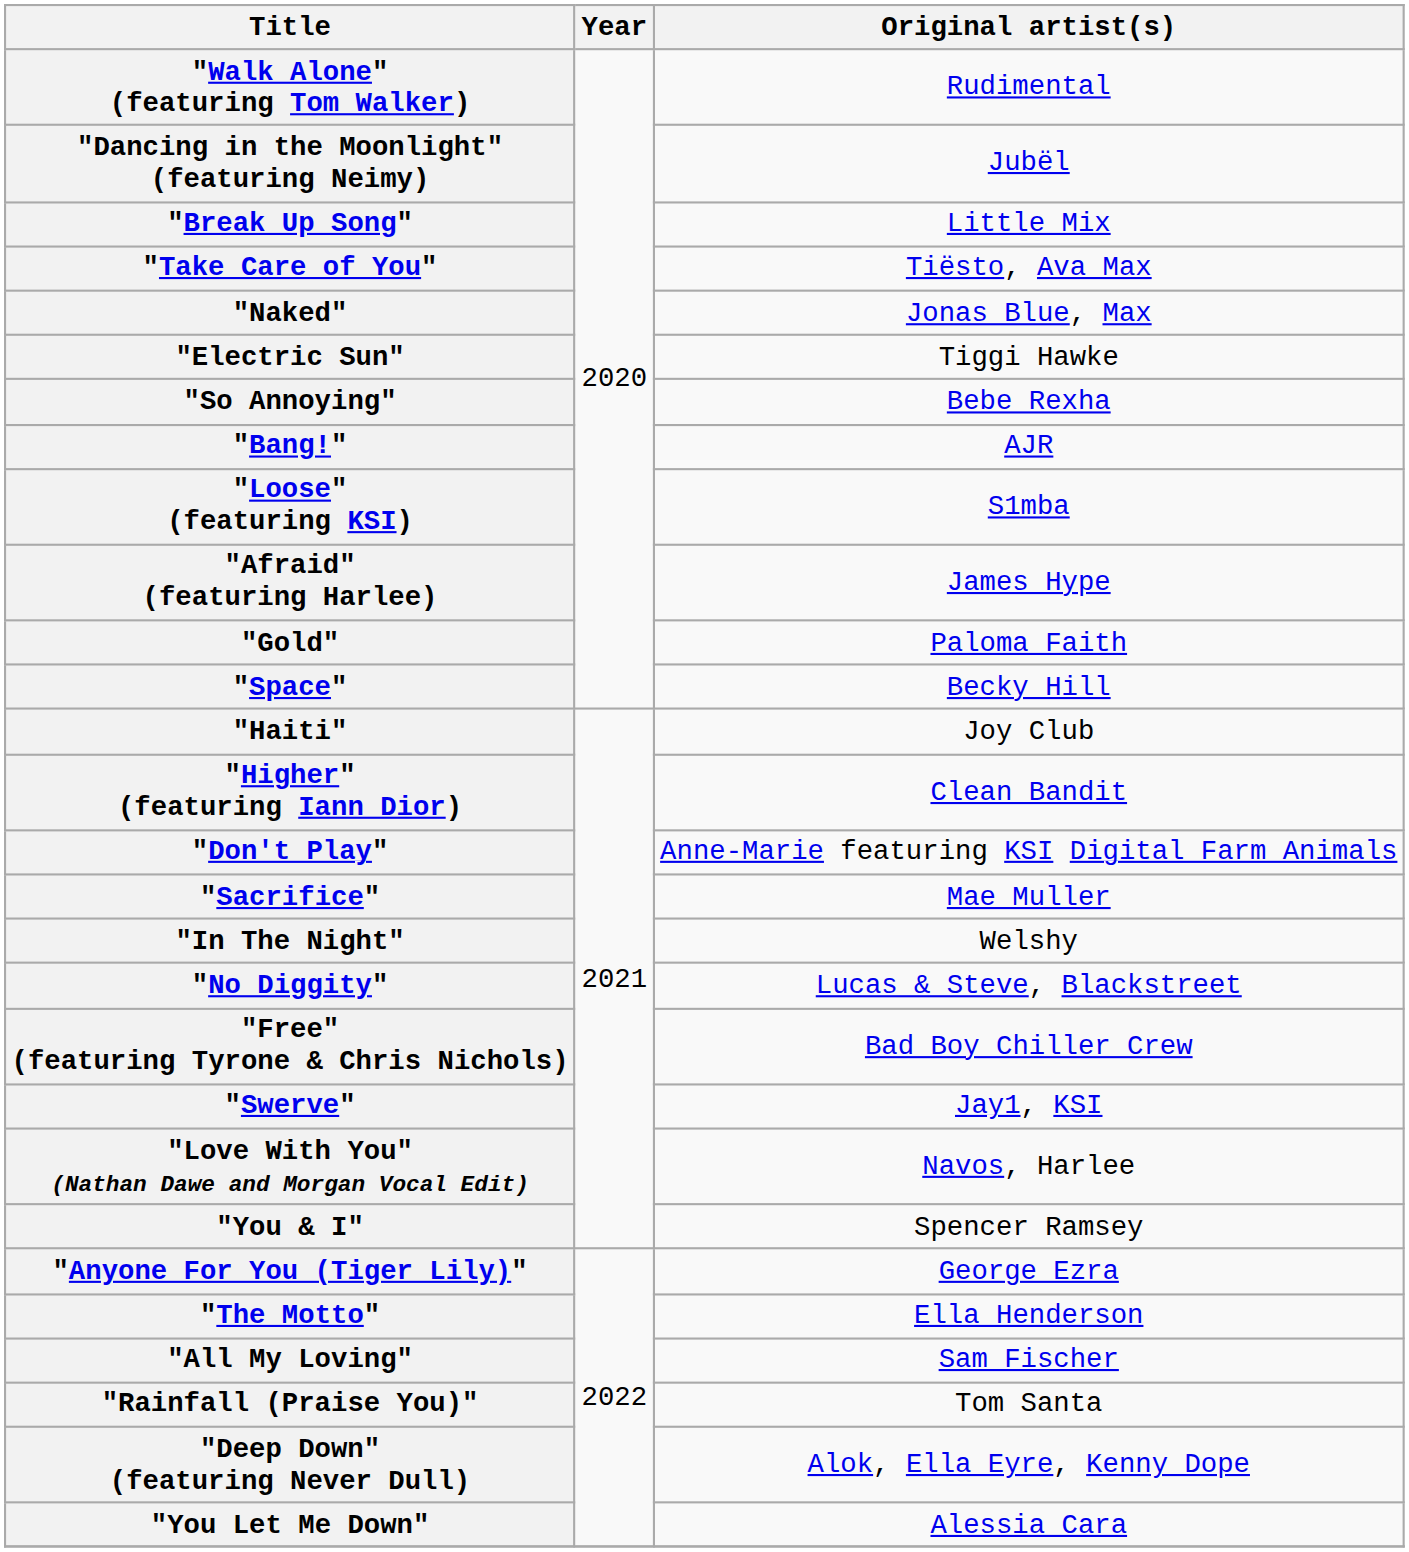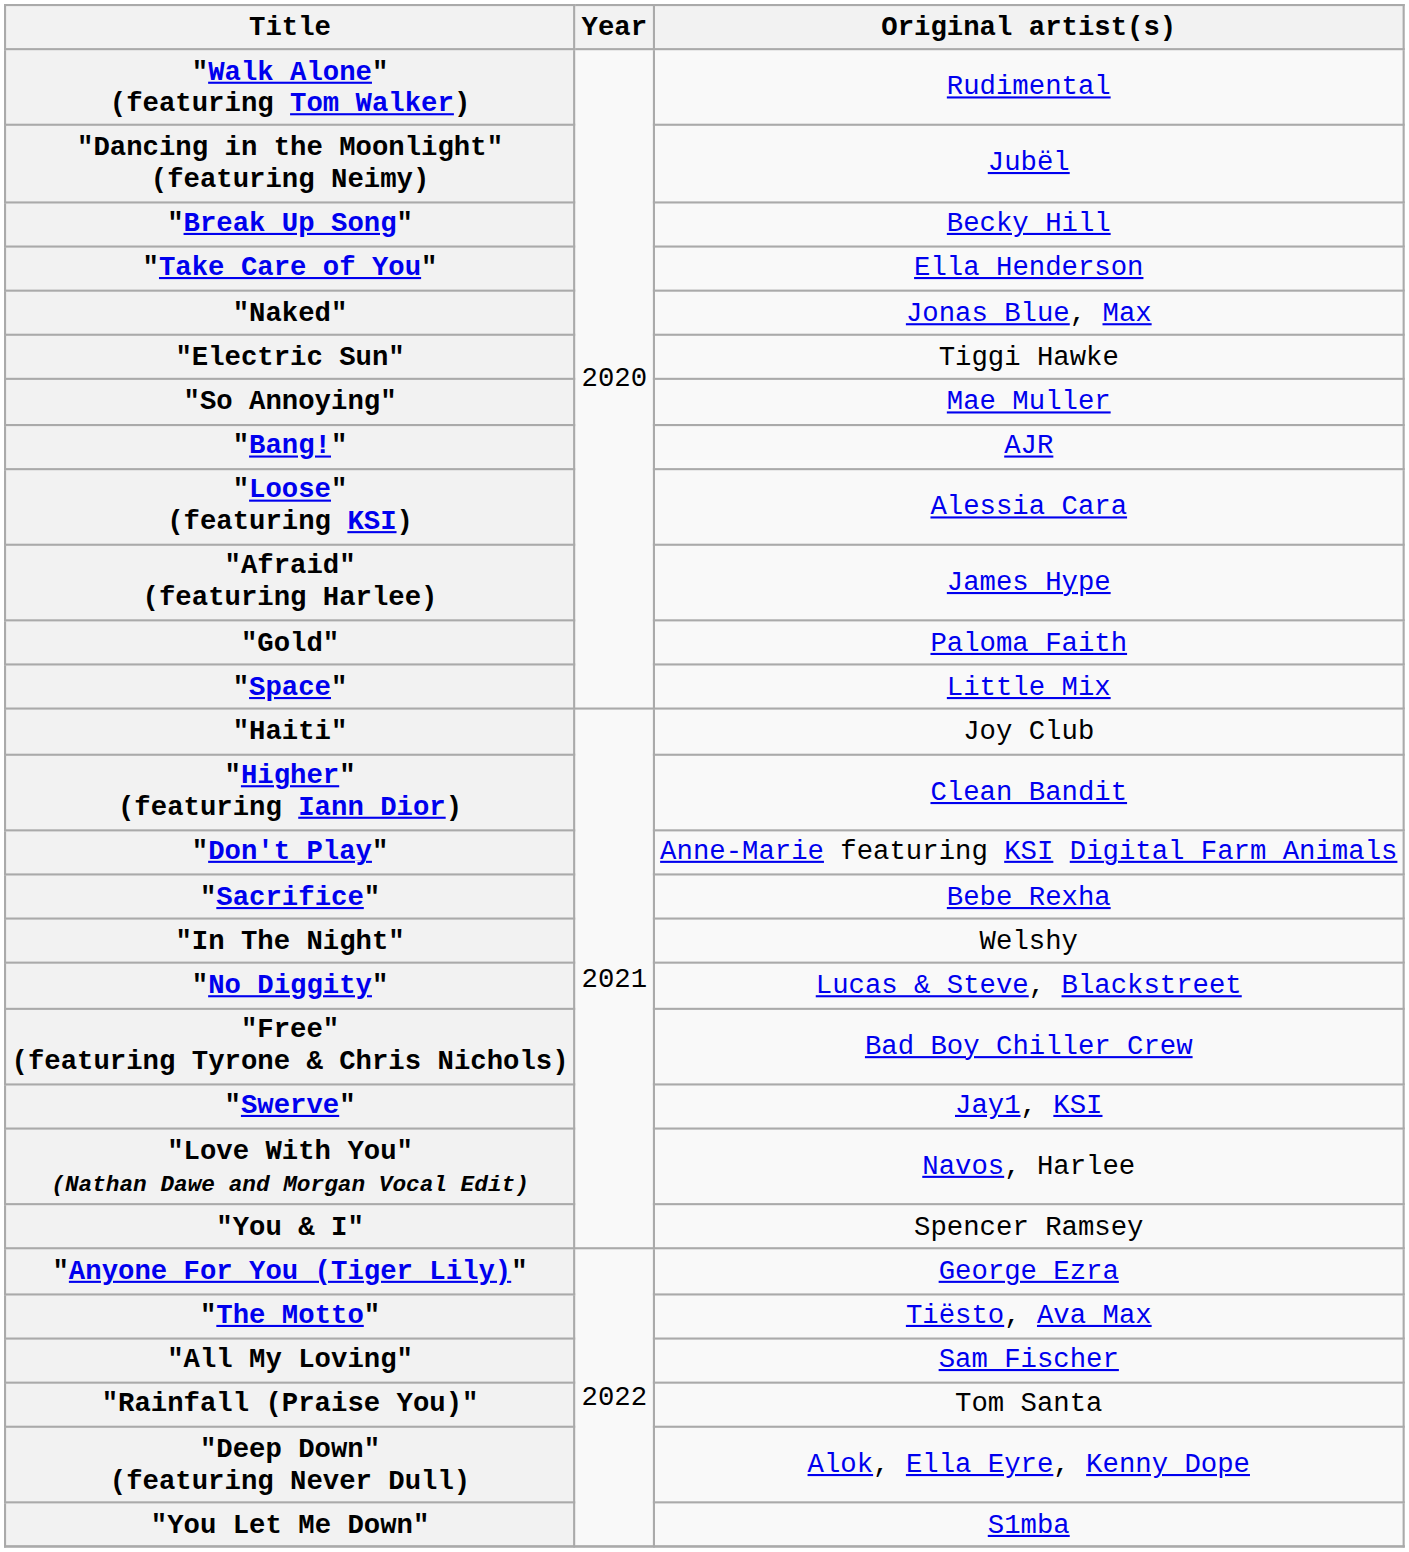(1029, 224) Little Mix -> (1029, 224) Becky Hill
(1029, 268) Tiësto, Ava Max -> (1029, 268) Ella Henderson
(1029, 402) Bebe Rexha -> (1029, 402) Mae Muller
(1029, 506) S1mba -> (1029, 506) Alessia Cara
(1029, 687) Becky Hill -> (1029, 687) Little Mix
(1029, 897) Mae Muller -> (1029, 897) Bebe Rexha
(1029, 1316) Ella Henderson -> (1029, 1316) Tiësto, Ava Max
(1029, 1525) Alessia Cara -> (1029, 1525) S1mba
